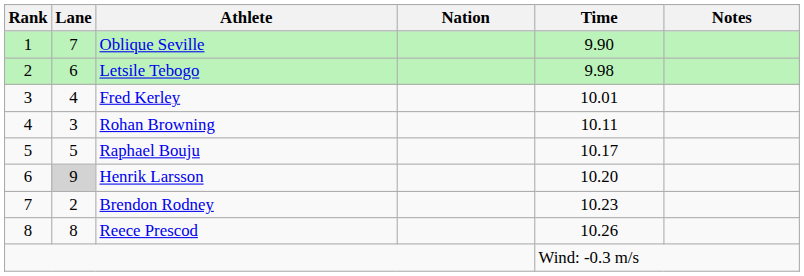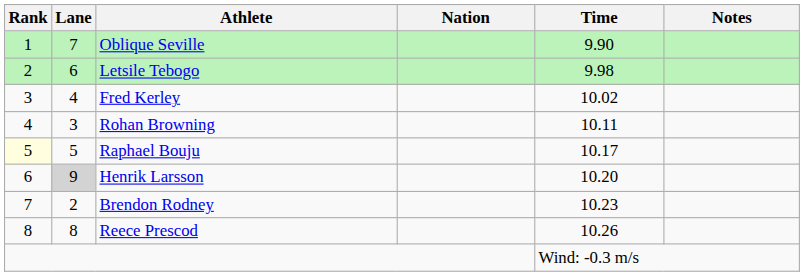(599, 97) 10.01 -> (599, 97) 10.02
(28, 151) no background -> (28, 151) lightyellow background
